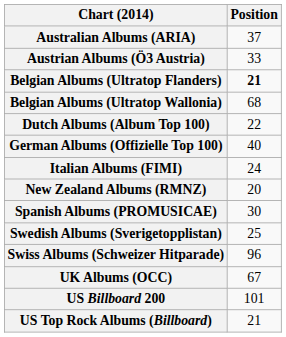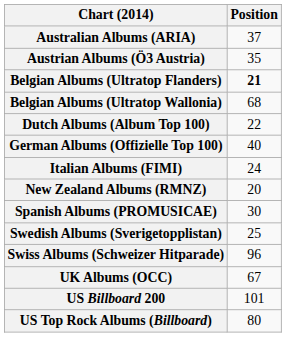(254, 59) 33 -> (254, 59) 35
(254, 320) 21 -> (254, 320) 80
